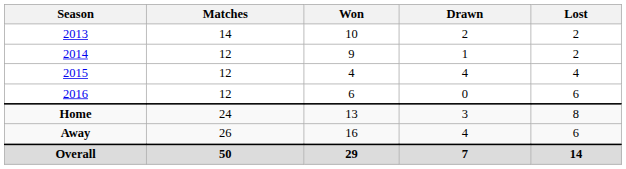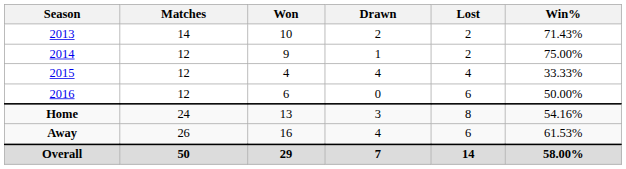+ column: (563, 14)
